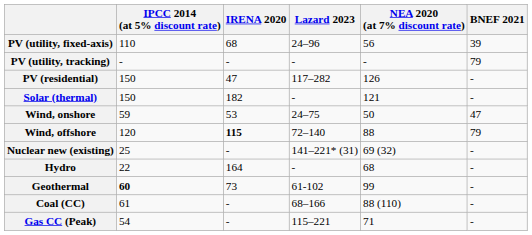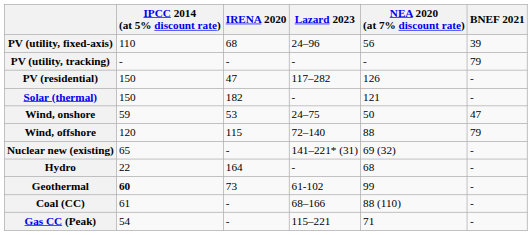(234, 132) bold -> (234, 132) normal
(124, 150) 25 -> (124, 150) 65
